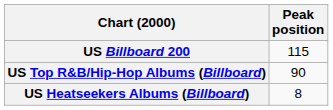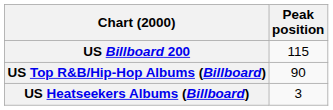(298, 94) 8 -> (298, 94) 3
